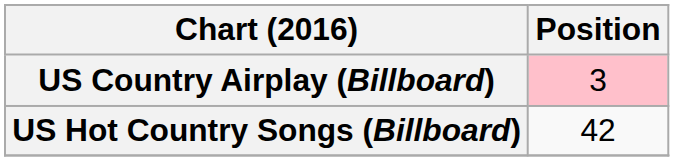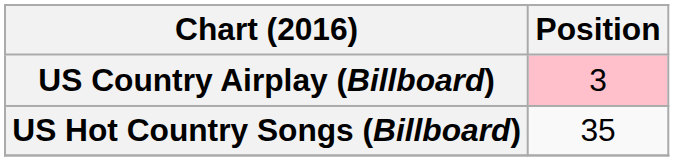(598, 130) 42 -> (598, 130) 35
